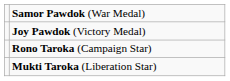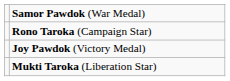rows swapped: (79, 31) <-> (82, 48)
